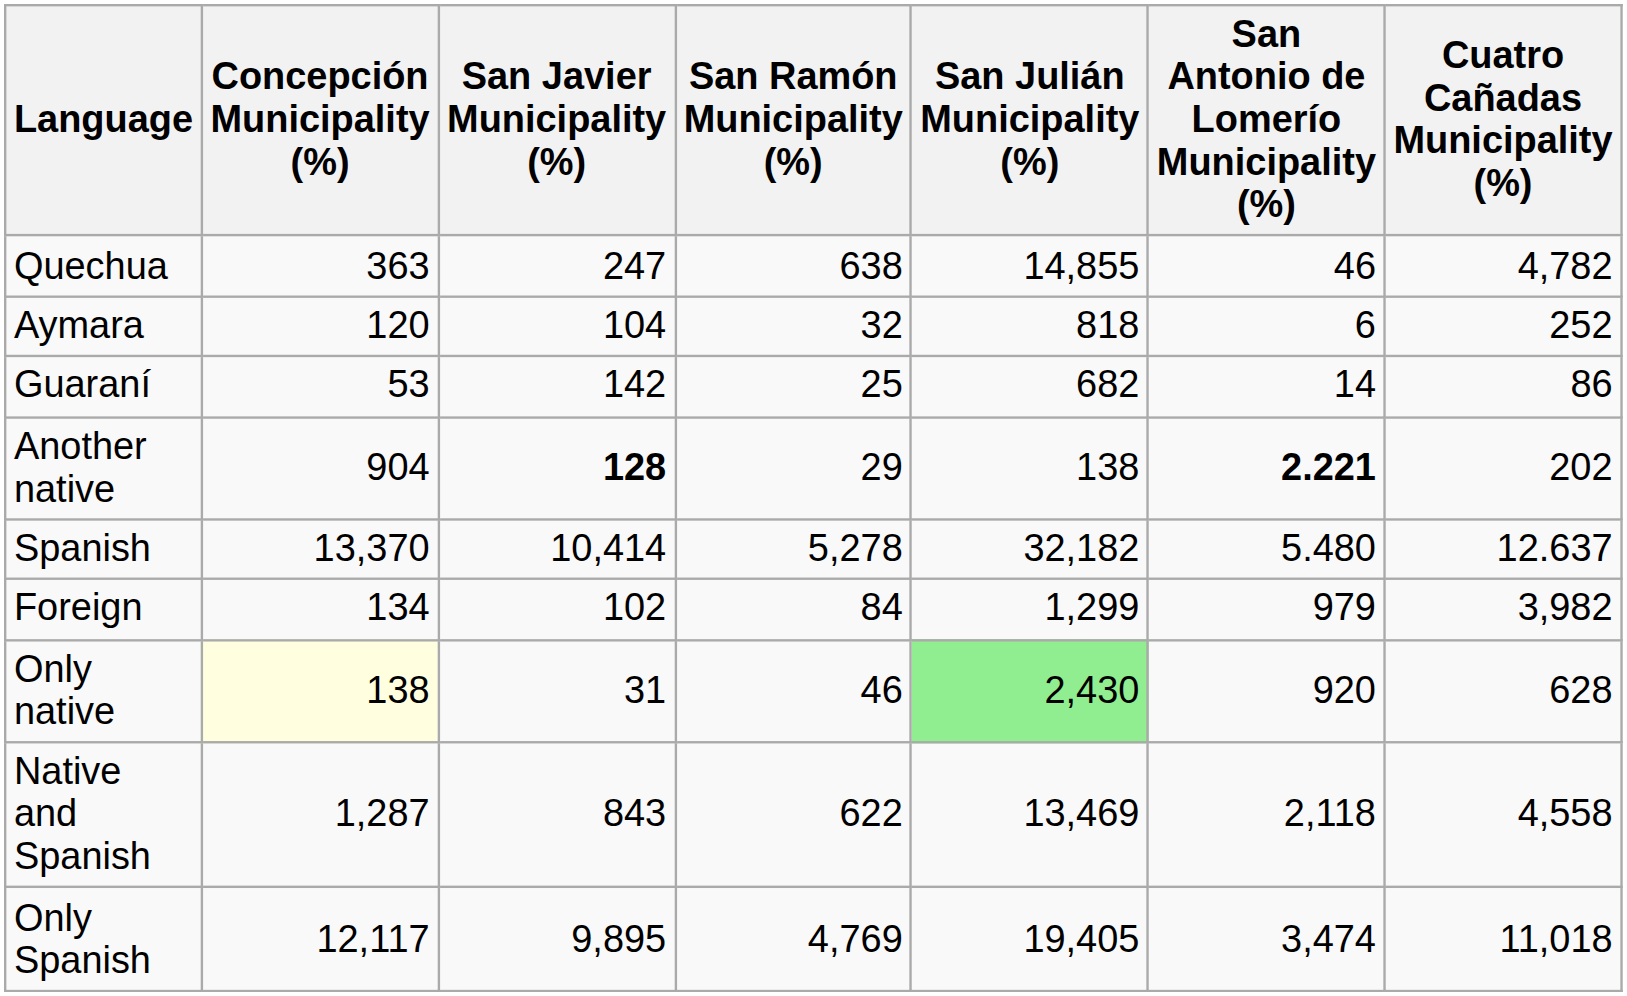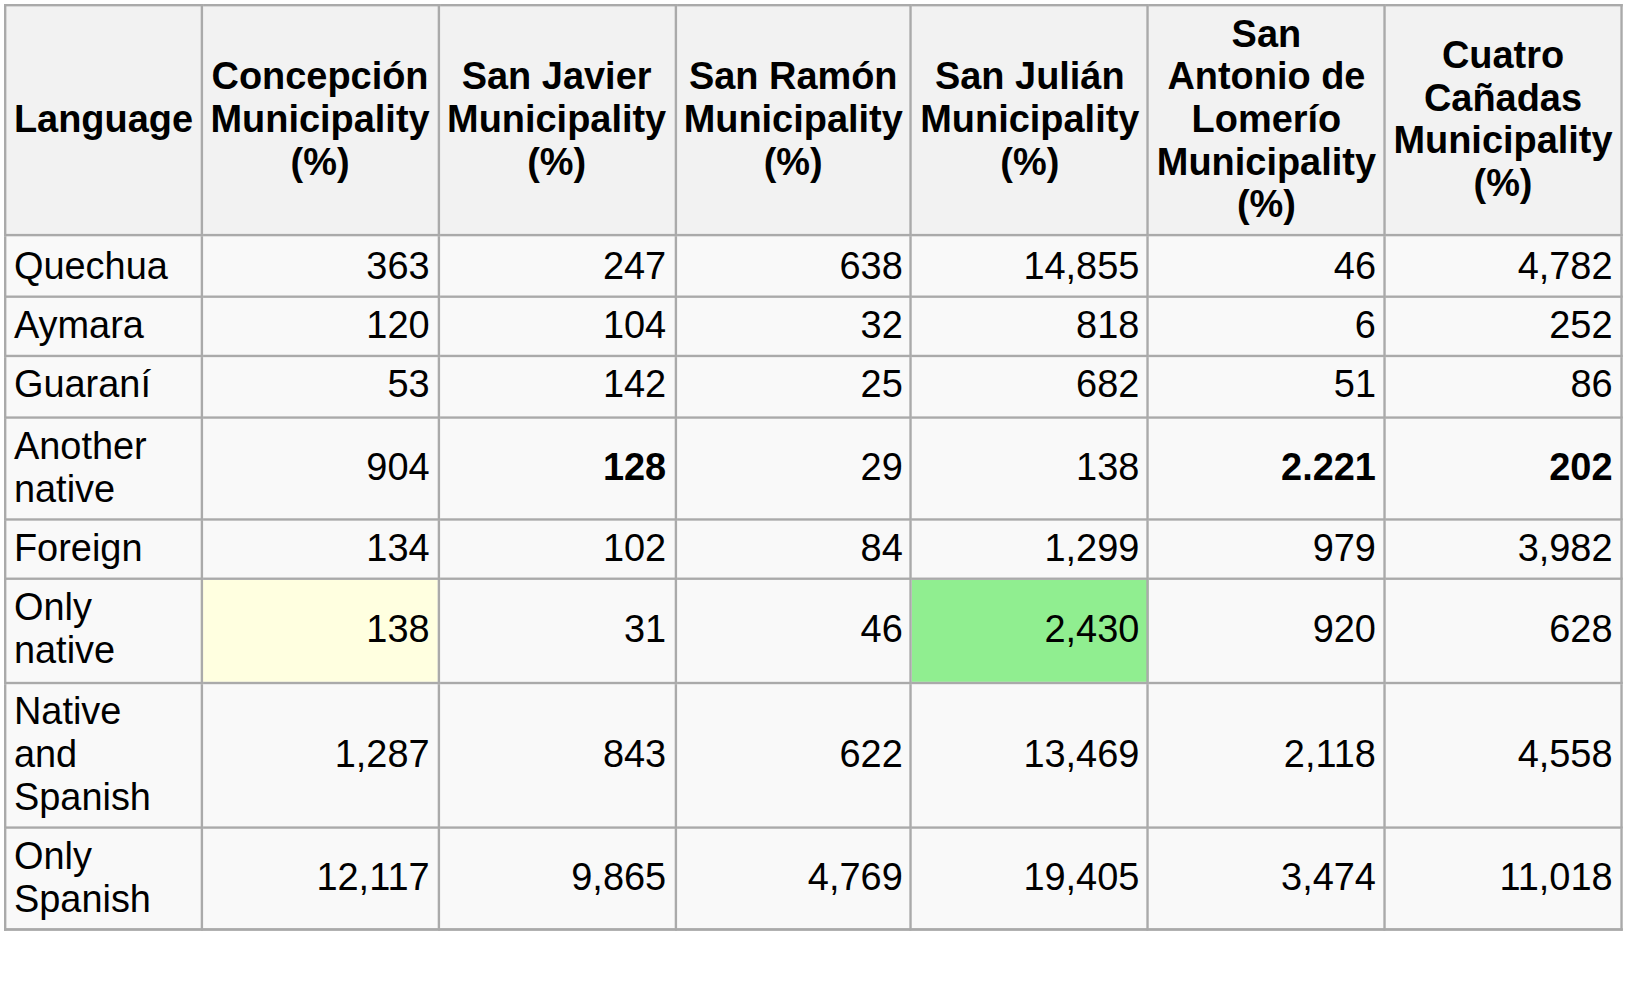(1355, 385) 14 -> (1355, 385) 51
(1581, 467) normal -> (1581, 467) bold
- row: (82, 548)
(619, 938) 9,895 -> (619, 878) 9,865
